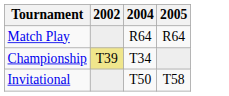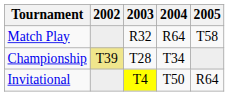+ column: (140, 15)
(174, 36) R64 -> (207, 36) T58
(174, 79) T58 -> (207, 79) R64
